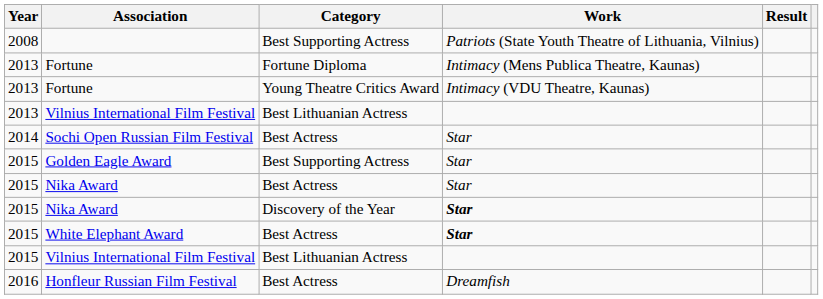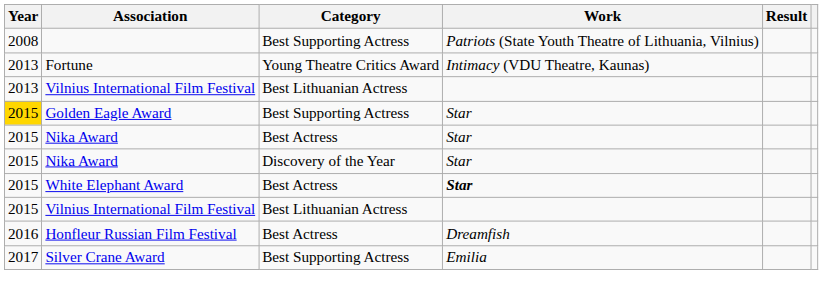- row: (69, 64)
- row: (149, 137)
(23, 161) no background -> (23, 112) gold background
(459, 209) bold -> (459, 161) normal
+ row: (105, 257)
